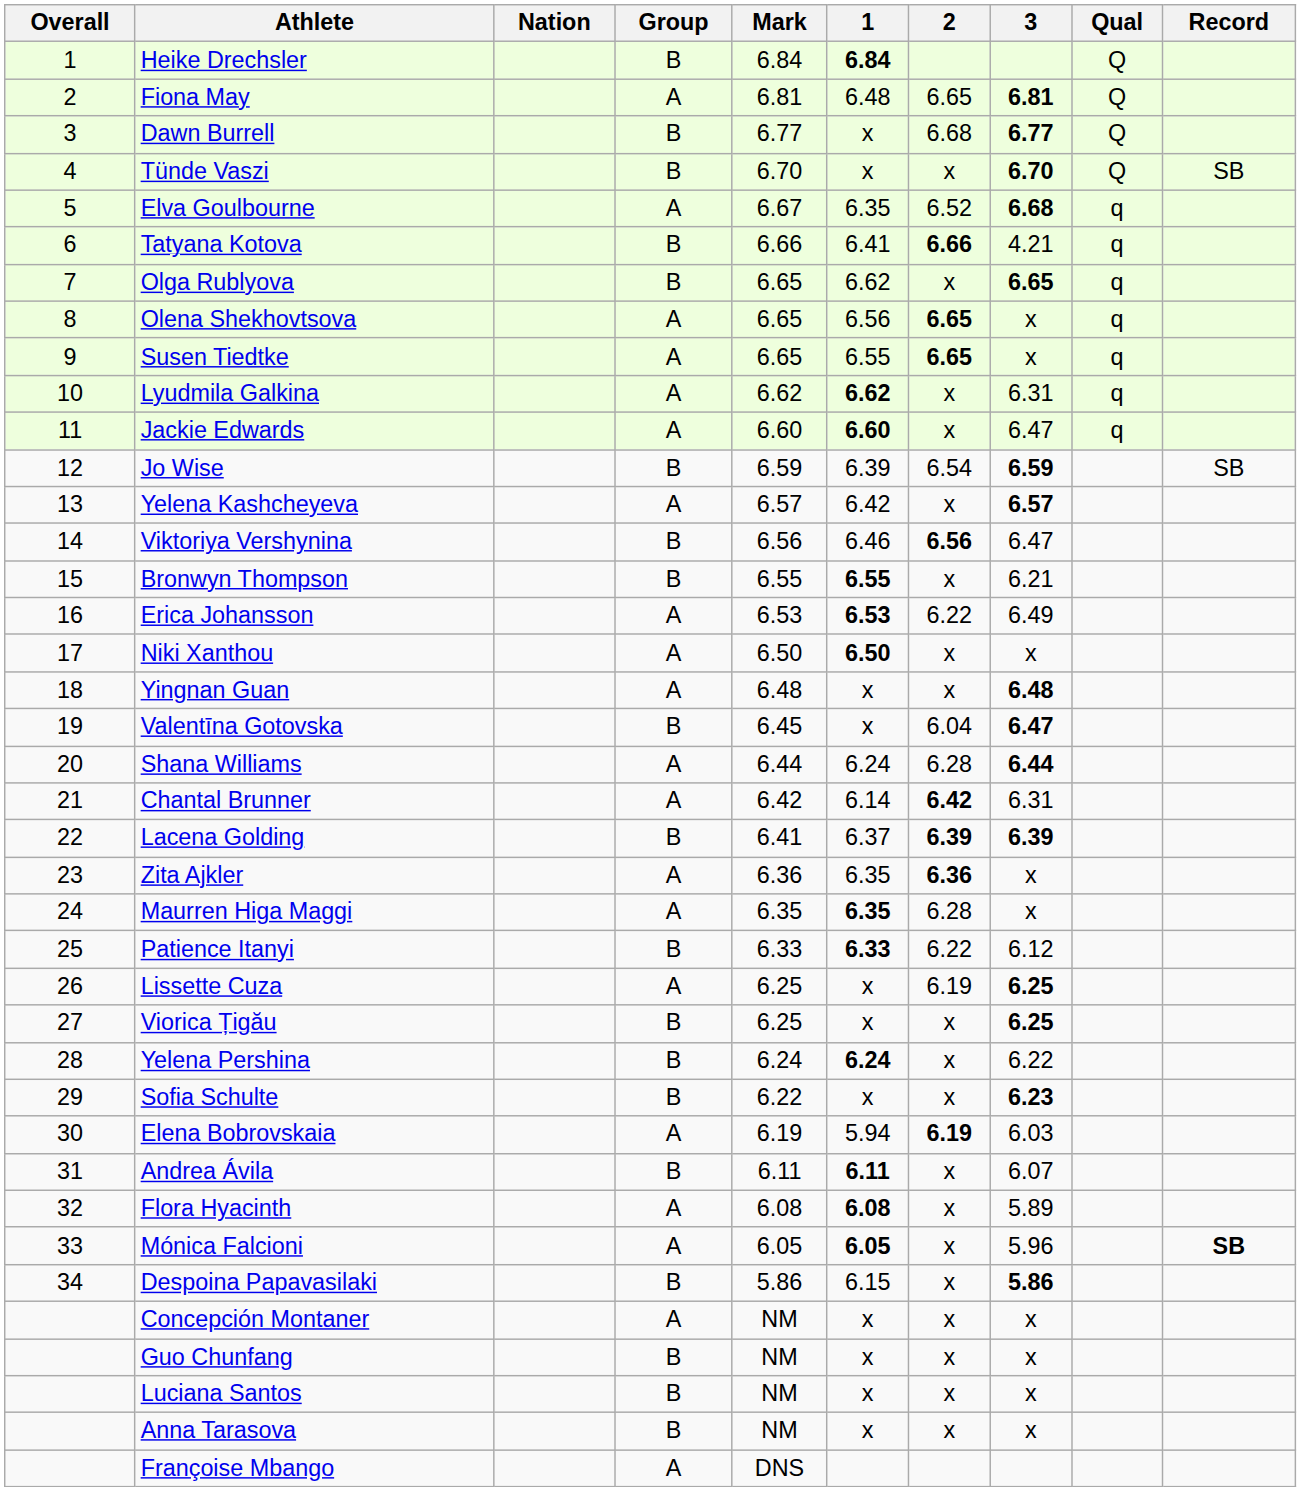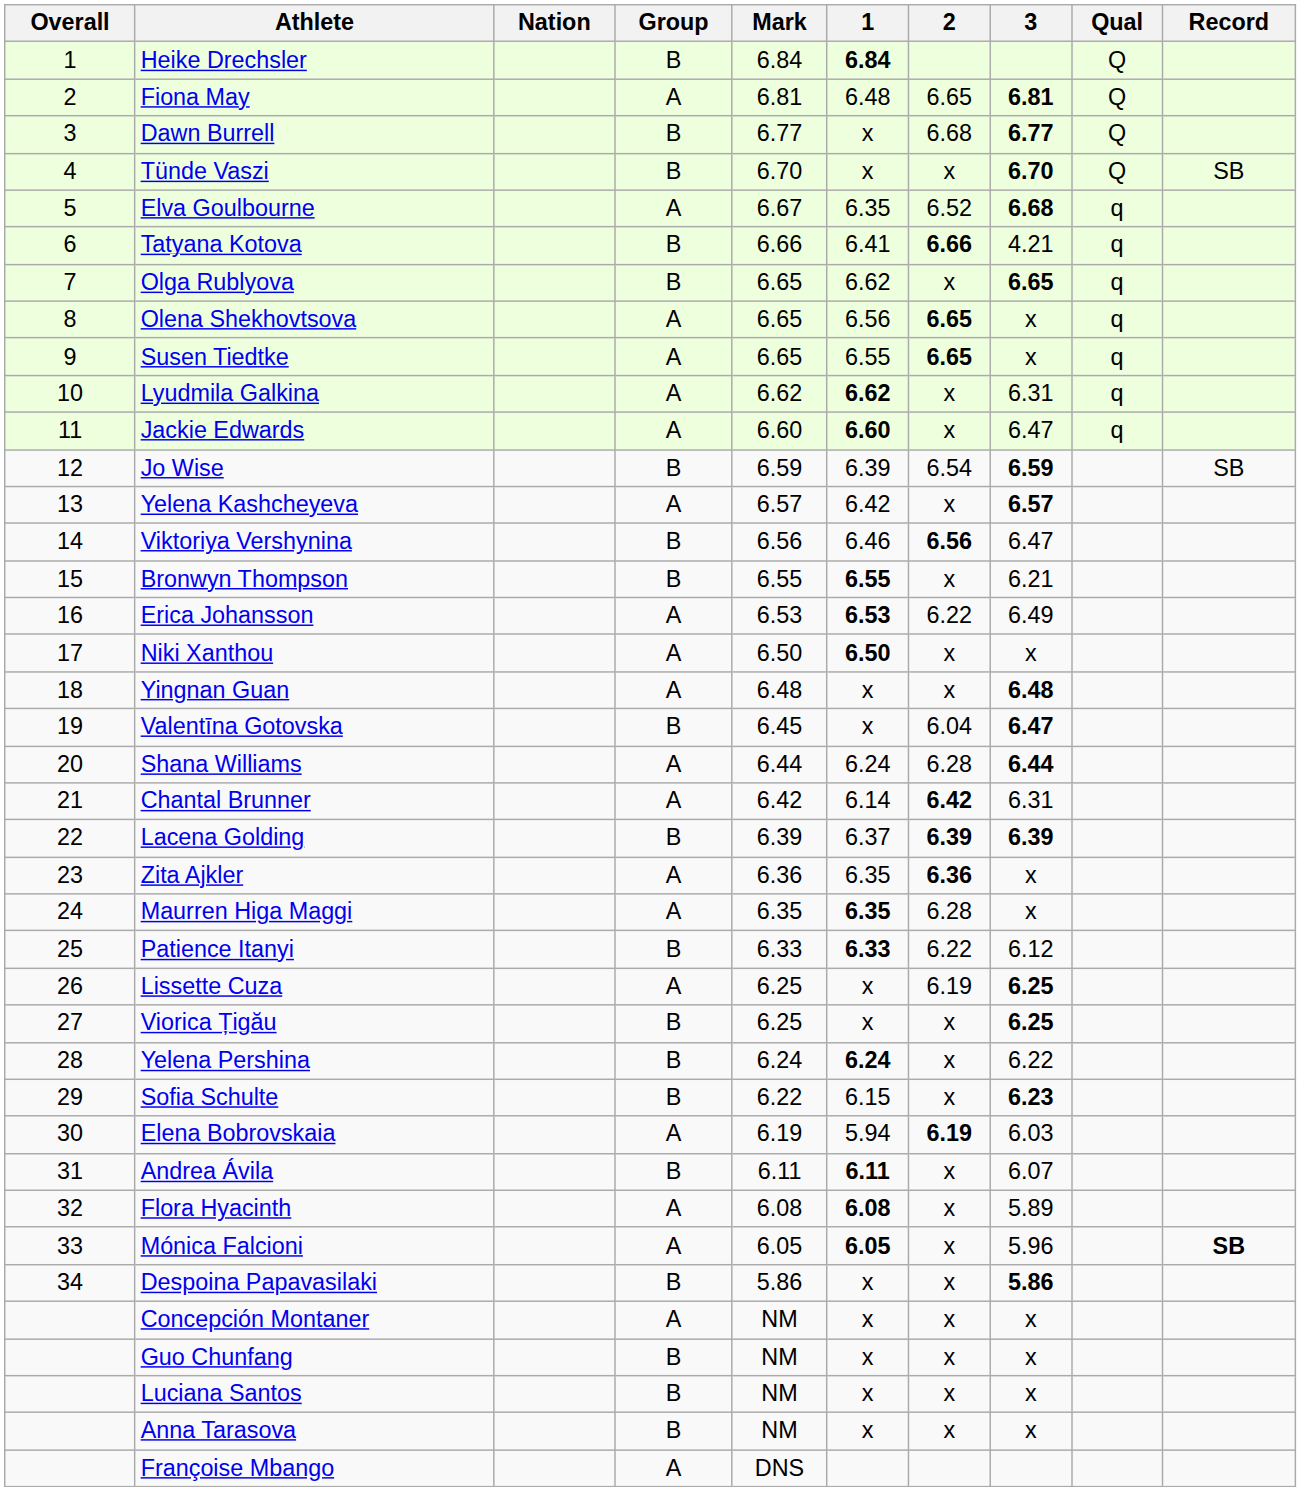(780, 838) 6.41 -> (780, 838) 6.39
(868, 1097) x -> (868, 1097) 6.15
(868, 1282) 6.15 -> (868, 1282) x
